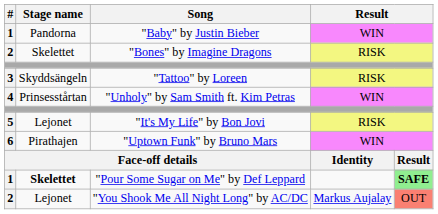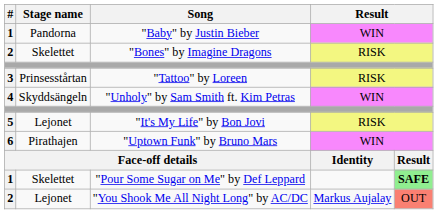(53, 77) Skyddsängeln -> (53, 77) Prinsesstårtan
(53, 96) Prinsesstårtan -> (53, 96) Skyddsängeln
(53, 179) bold -> (53, 179) normal
